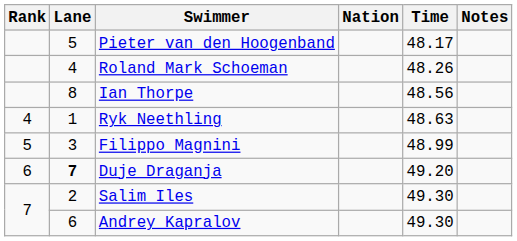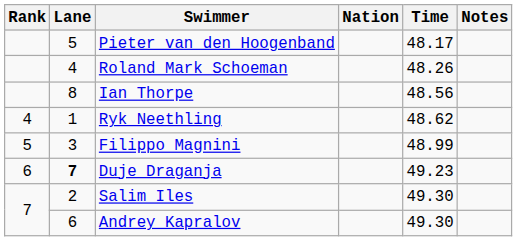(430, 120) 48.63 -> (430, 120) 48.62
(430, 171) 49.20 -> (430, 171) 49.23
